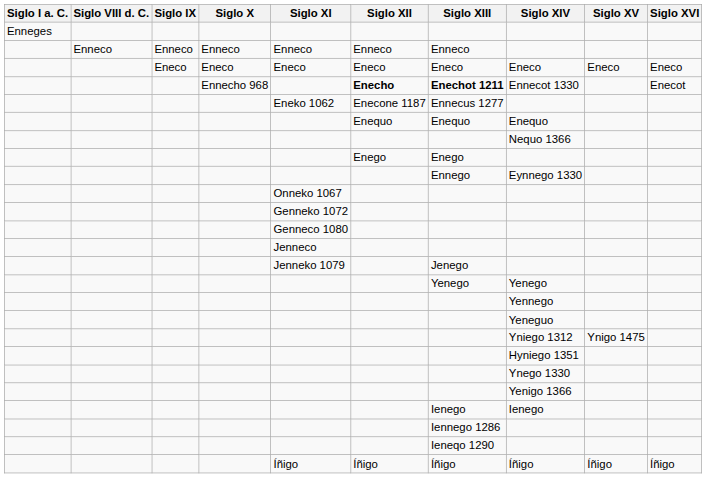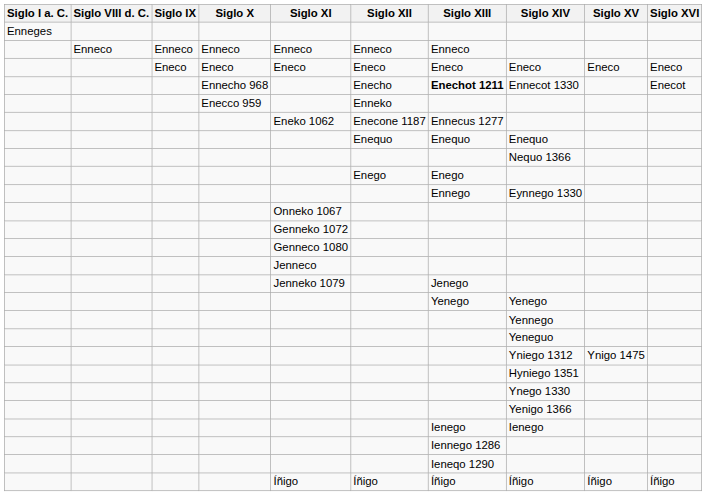(374, 85) bold -> (373, 85) normal
+ row: (38, 103)
